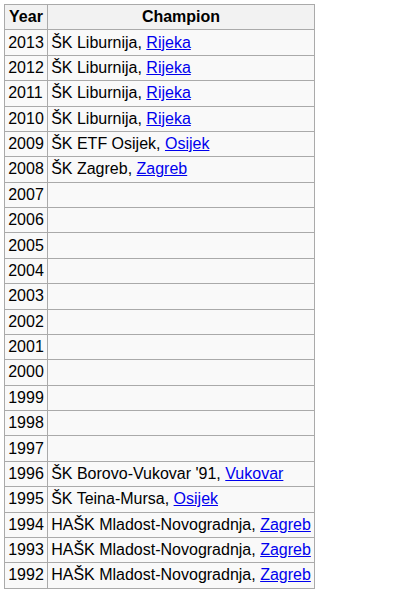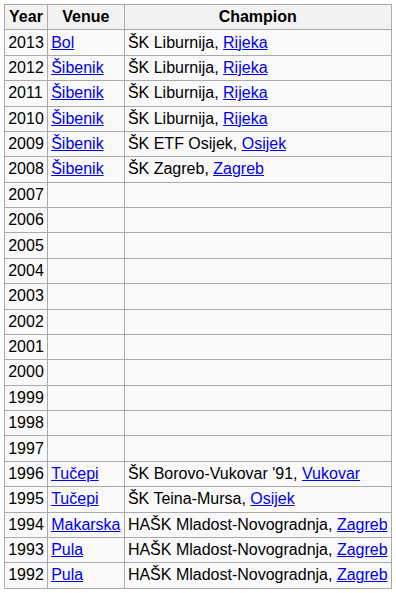+ column: (86, 17)
